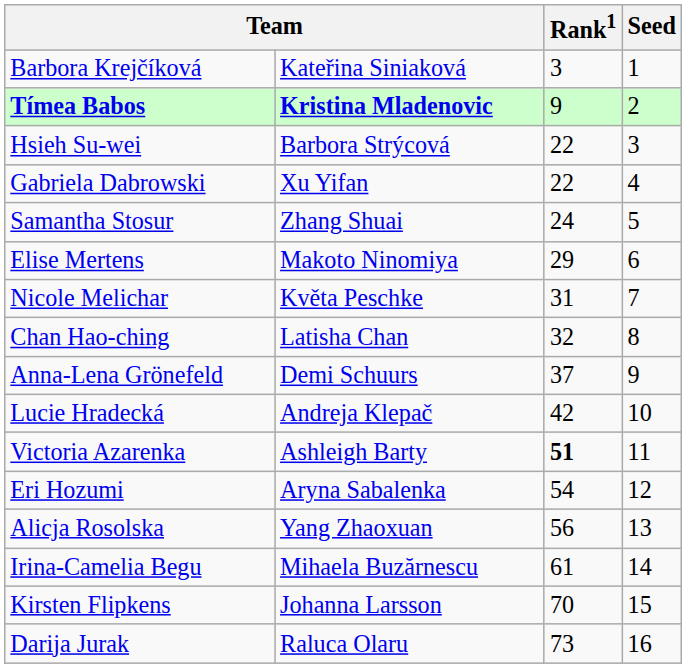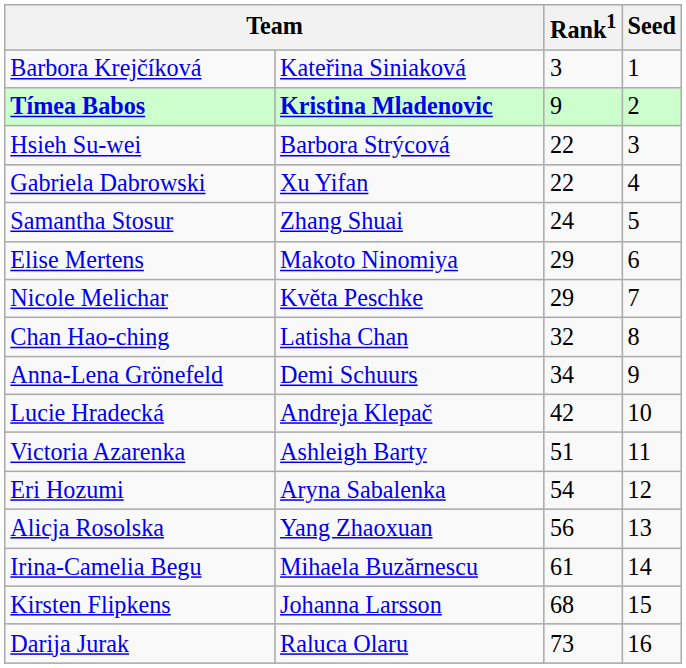(562, 298) 31 -> (562, 298) 29
(562, 375) 37 -> (562, 375) 34
(562, 451) bold -> (562, 451) normal
(562, 604) 70 -> (562, 604) 68
